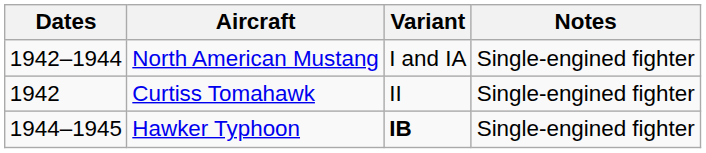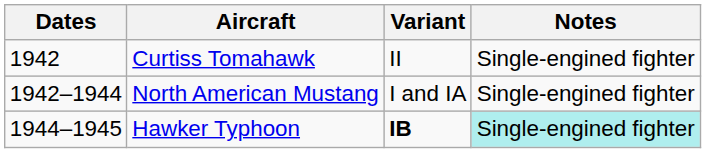rows swapped: (224, 93) <-> (256, 57)
(586, 128) no background -> (586, 128) paleturquoise background
